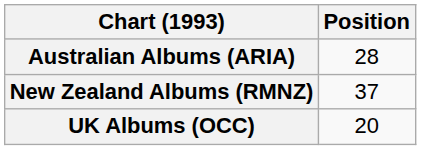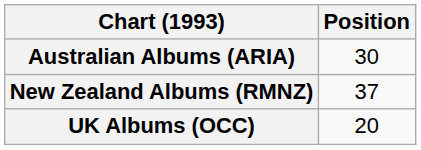(367, 56) 28 -> (367, 56) 30
